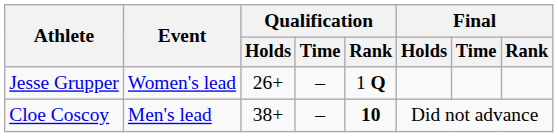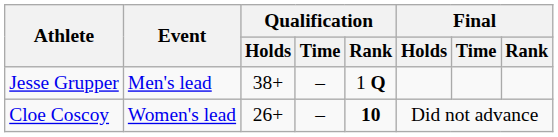(182, 83) Women's lead -> (170, 83) Men's lead
(268, 83) 26+ -> (268, 83) 38+
(170, 115) Men's lead -> (182, 115) Women's lead
(268, 115) 38+ -> (268, 115) 26+
